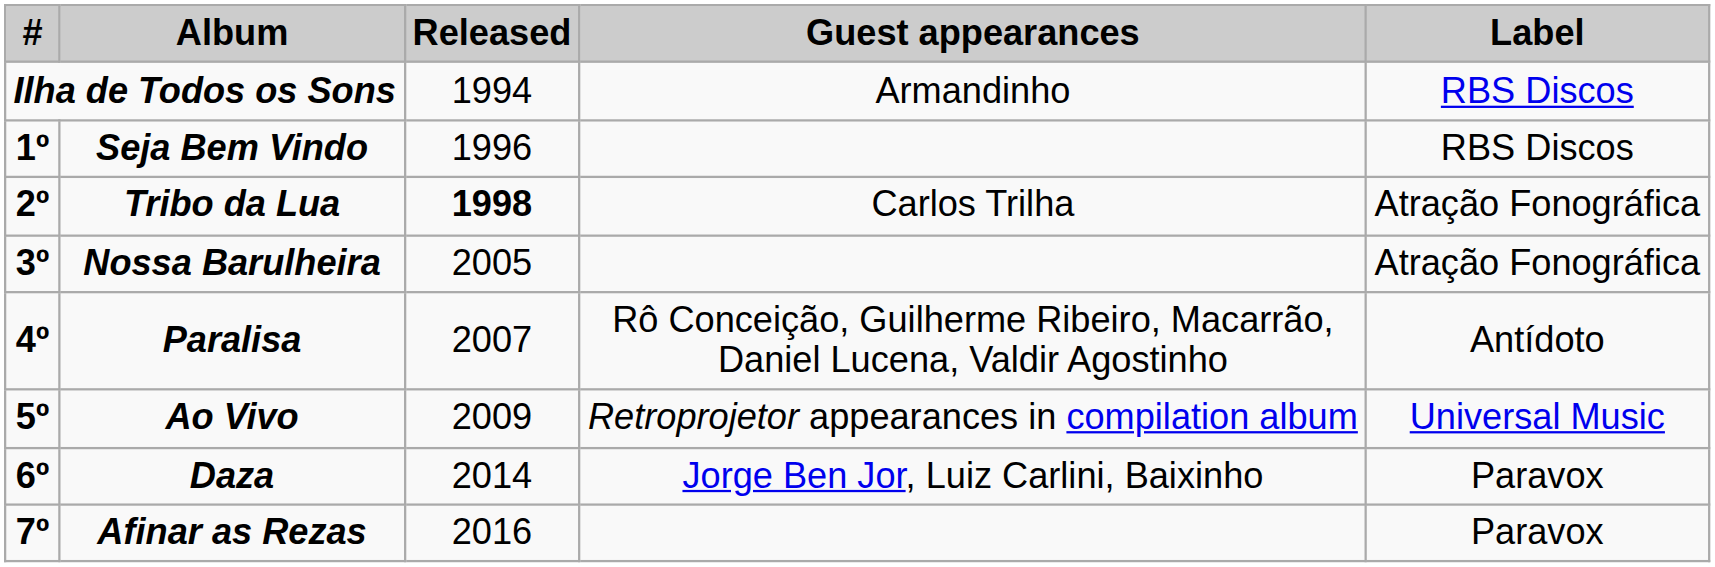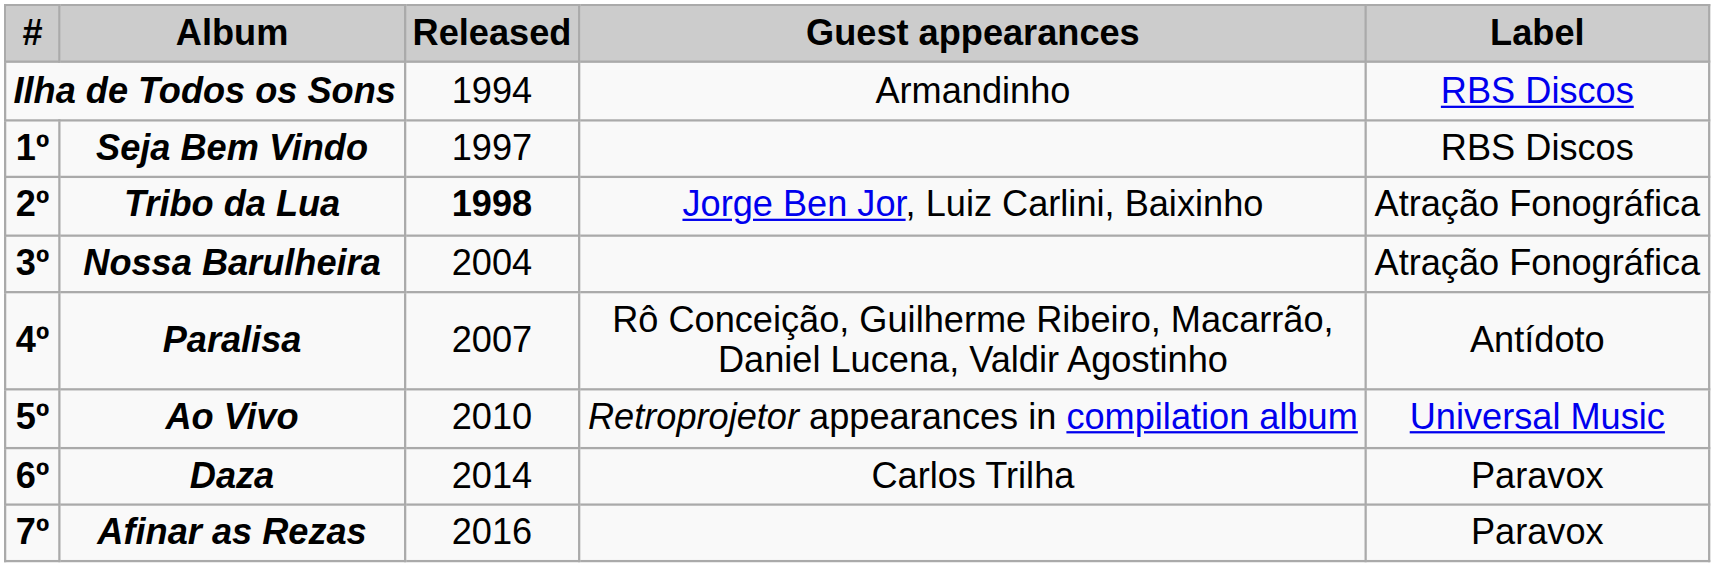(492, 147) 1996 -> (492, 147) 1997
(973, 205) Carlos Trilha -> (973, 205) Jorge Ben Jor, Luiz Carlini, Baixinho
(492, 262) 2005 -> (492, 262) 2004
(492, 417) 2009 -> (492, 417) 2010
(973, 475) Jorge Ben Jor, Luiz Carlini, Baixinho -> (973, 475) Carlos Trilha
